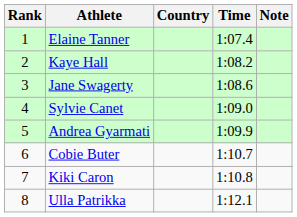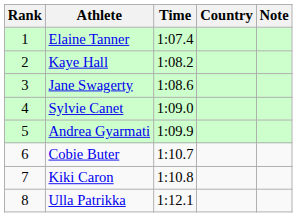columns swapped: (183, 16) <-> (234, 16)
